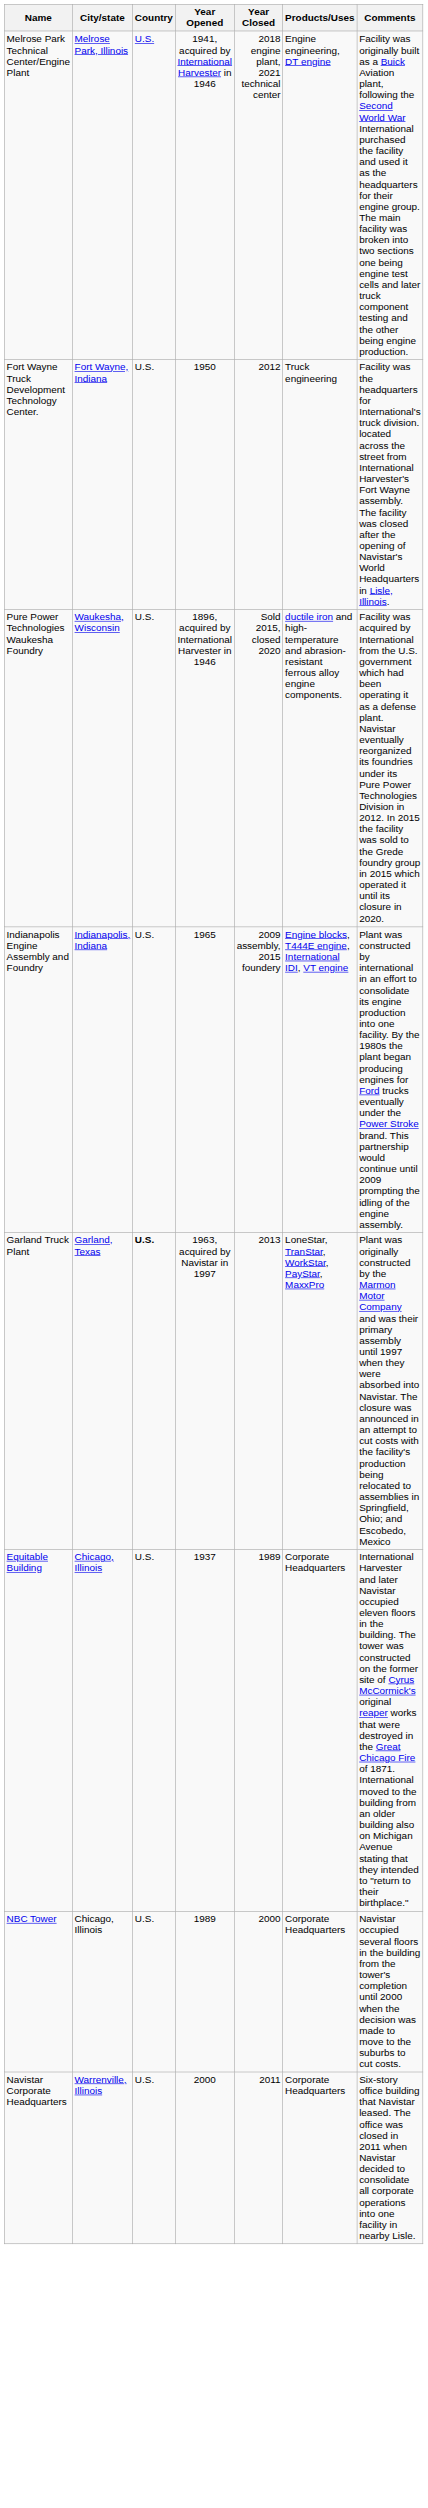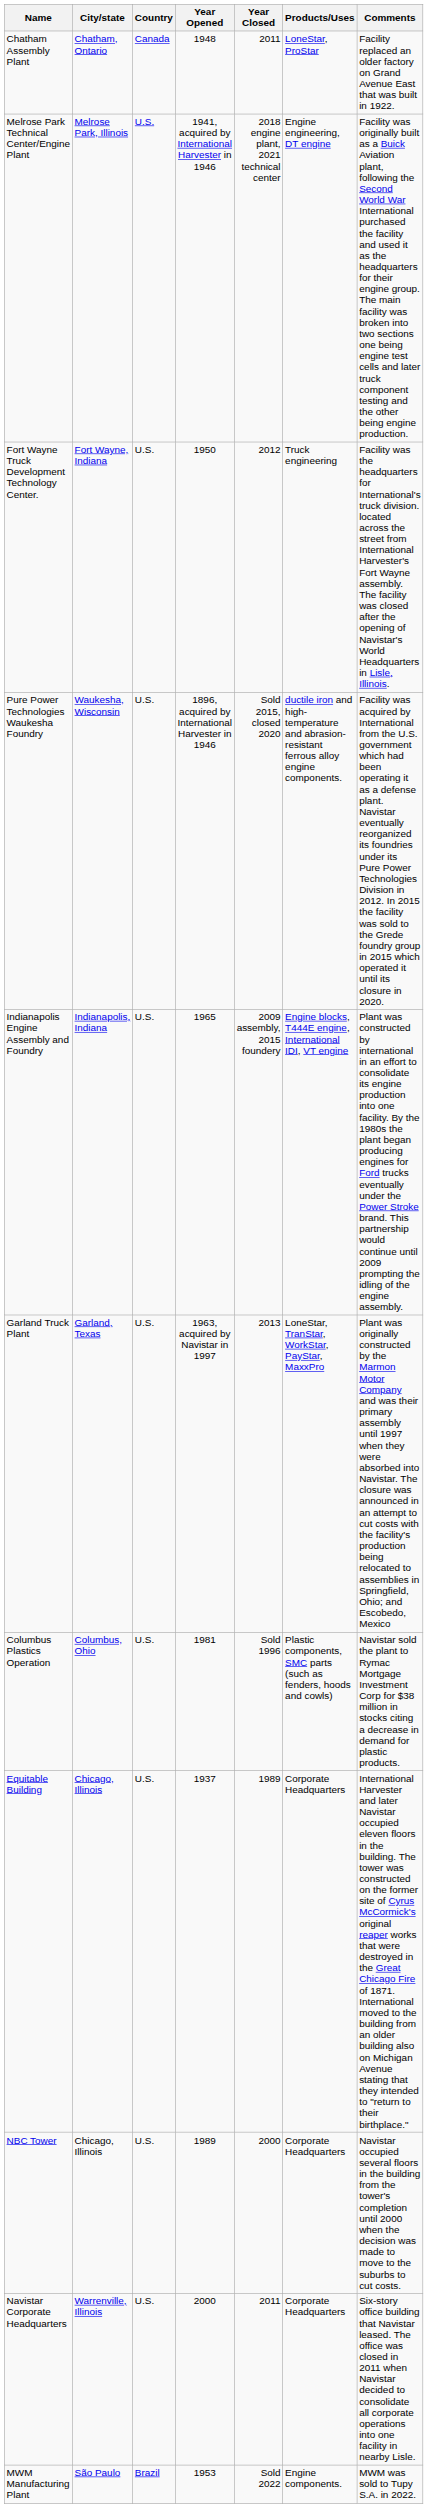+ row: (28, 50)
(145, 1240) bold -> (145, 1323) normal
+ row: (29, 1651)
+ row: (38, 2484)
